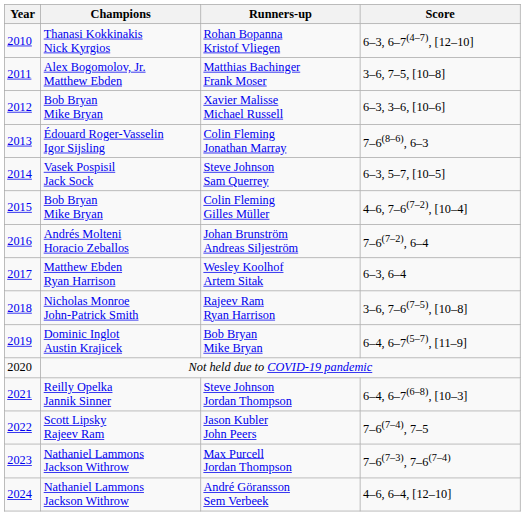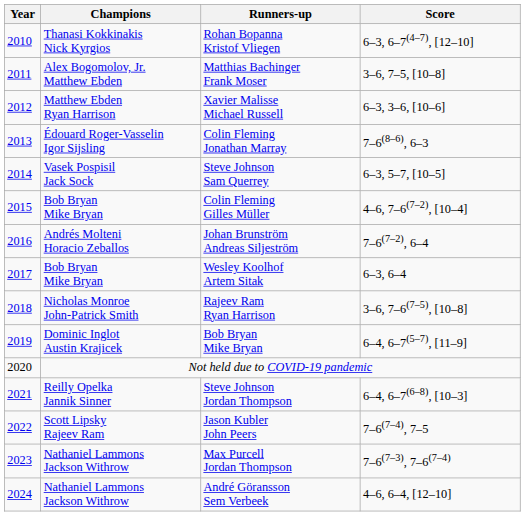(73, 107) Bob Bryan Mike Bryan -> (83, 107) Matthew Ebden Ryan Harrison
(83, 274) Matthew Ebden Ryan Harrison -> (73, 274) Bob Bryan Mike Bryan
